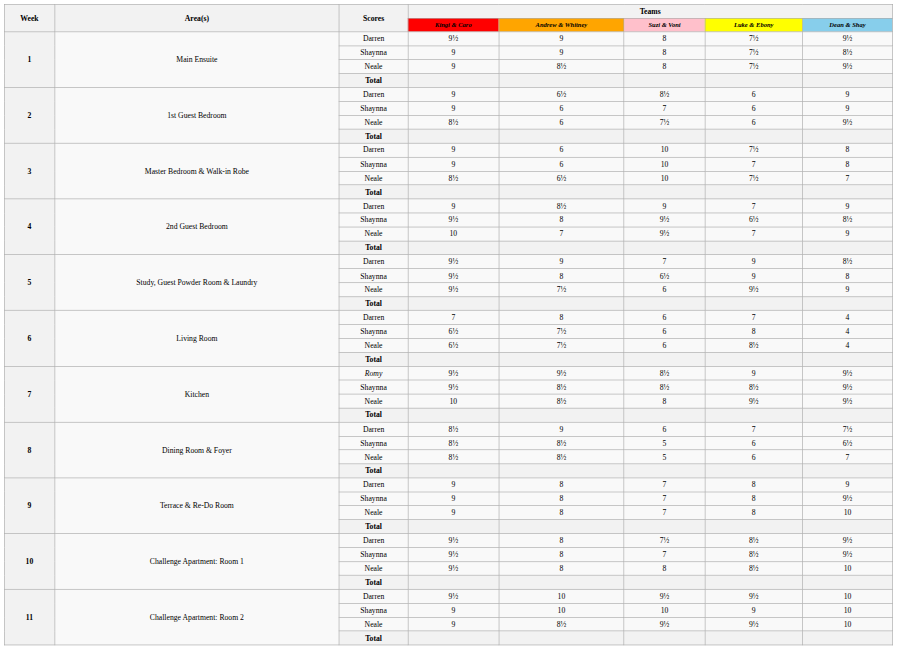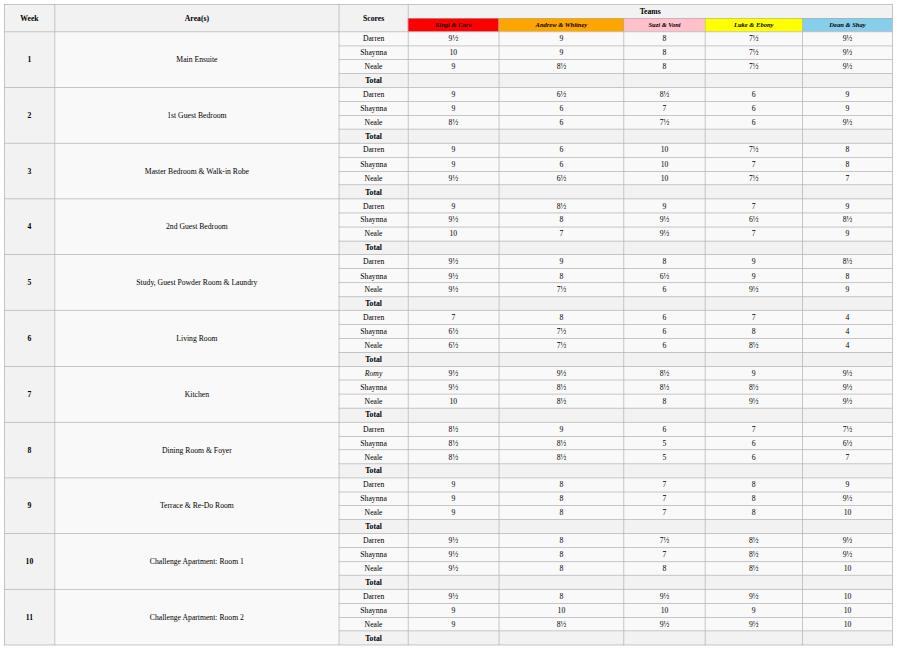(453, 53) 9 -> (453, 53) 10
(847, 53) 8½ -> (847, 53) 9½
(453, 178) 8½ -> (453, 178) 9½
(665, 262) 7 -> (665, 262) 8
(561, 596) 10 -> (561, 596) 8
